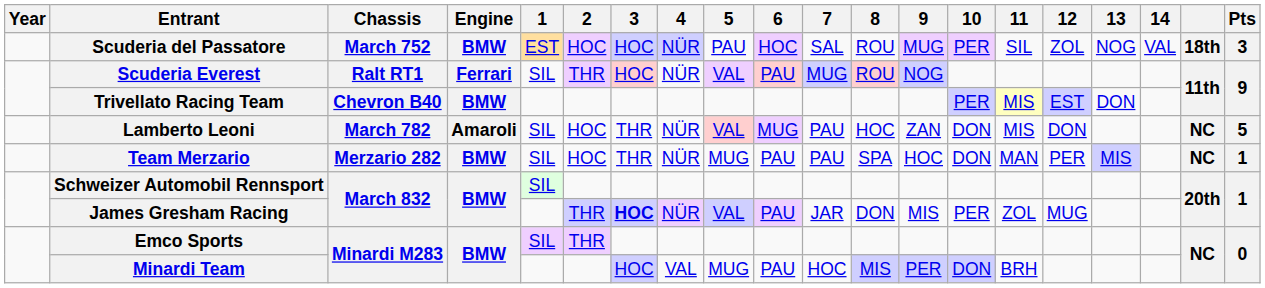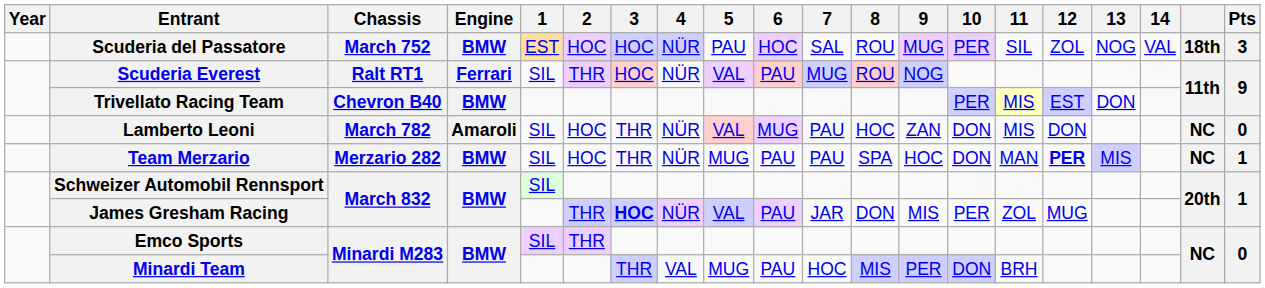(1242, 130) 5 -> (1242, 130) 0
(1067, 158) normal -> (1067, 158) bold
(634, 269) HOC -> (634, 269) THR
